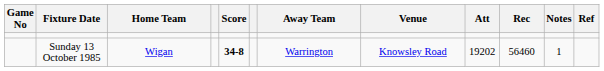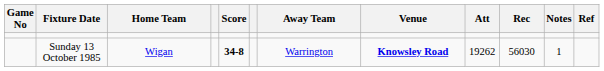(413, 52) normal -> (413, 52) bold
(482, 52) 19202 -> (482, 52) 19262
(522, 52) 56460 -> (522, 52) 56030
